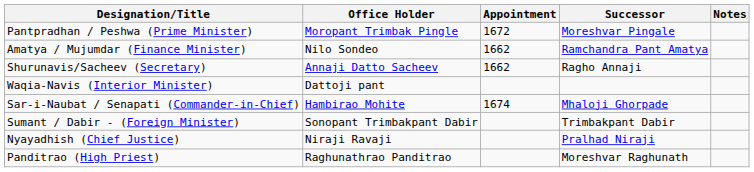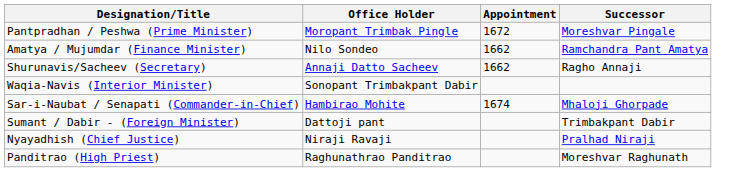- column: (730, 13)
(345, 85) Dattoji pant -> (392, 85) Sonopant Trimbakpant Dabir
(392, 121) Sonopant Trimbakpant Dabir -> (345, 121) Dattoji pant
